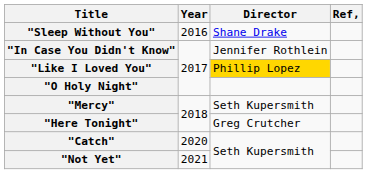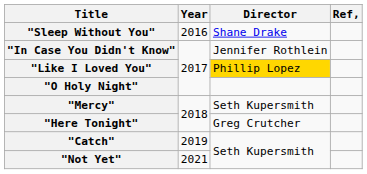(194, 141) 2020 -> (194, 141) 2019
